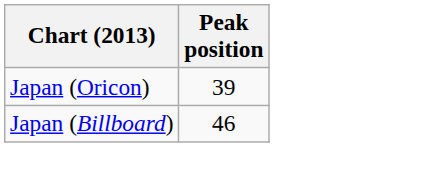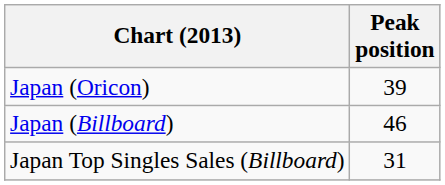+ row: (177, 160)
